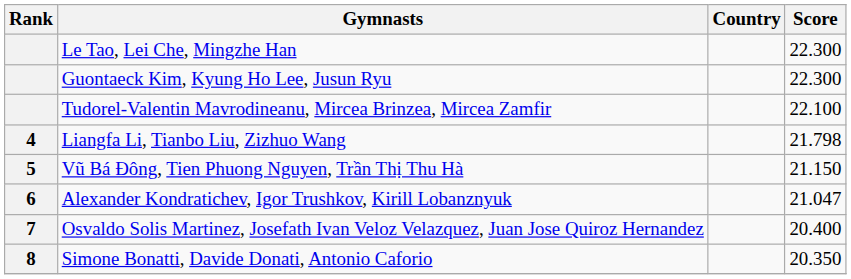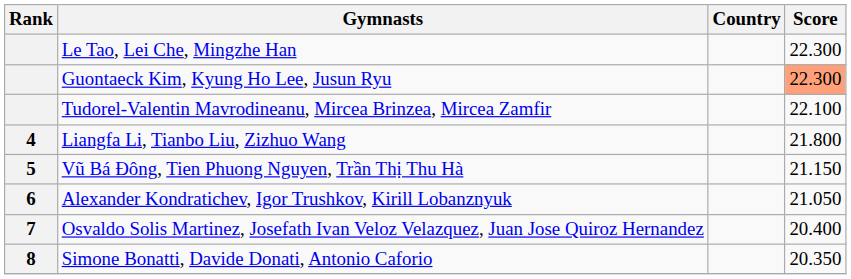(815, 79) no background -> (815, 79) lightsalmon background
(815, 139) 21.798 -> (815, 139) 21.800
(815, 199) 21.047 -> (815, 199) 21.050
